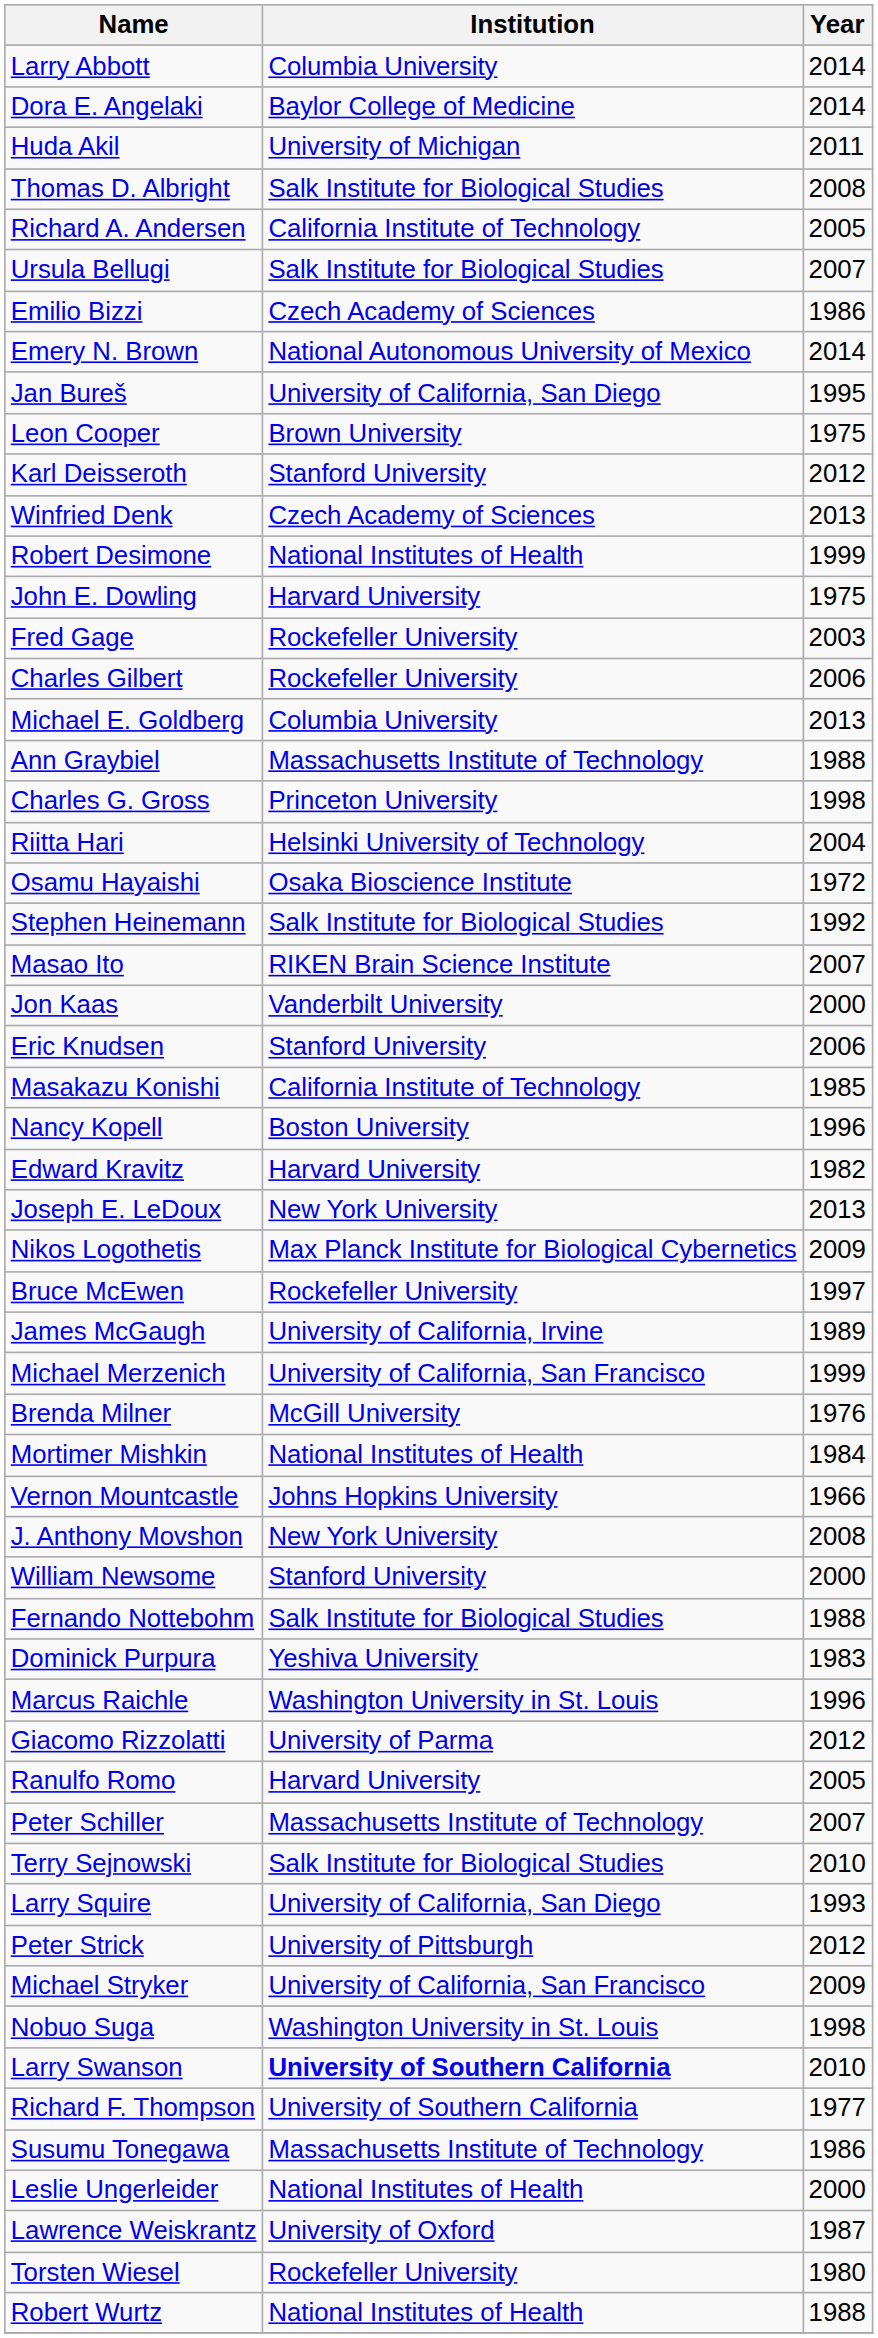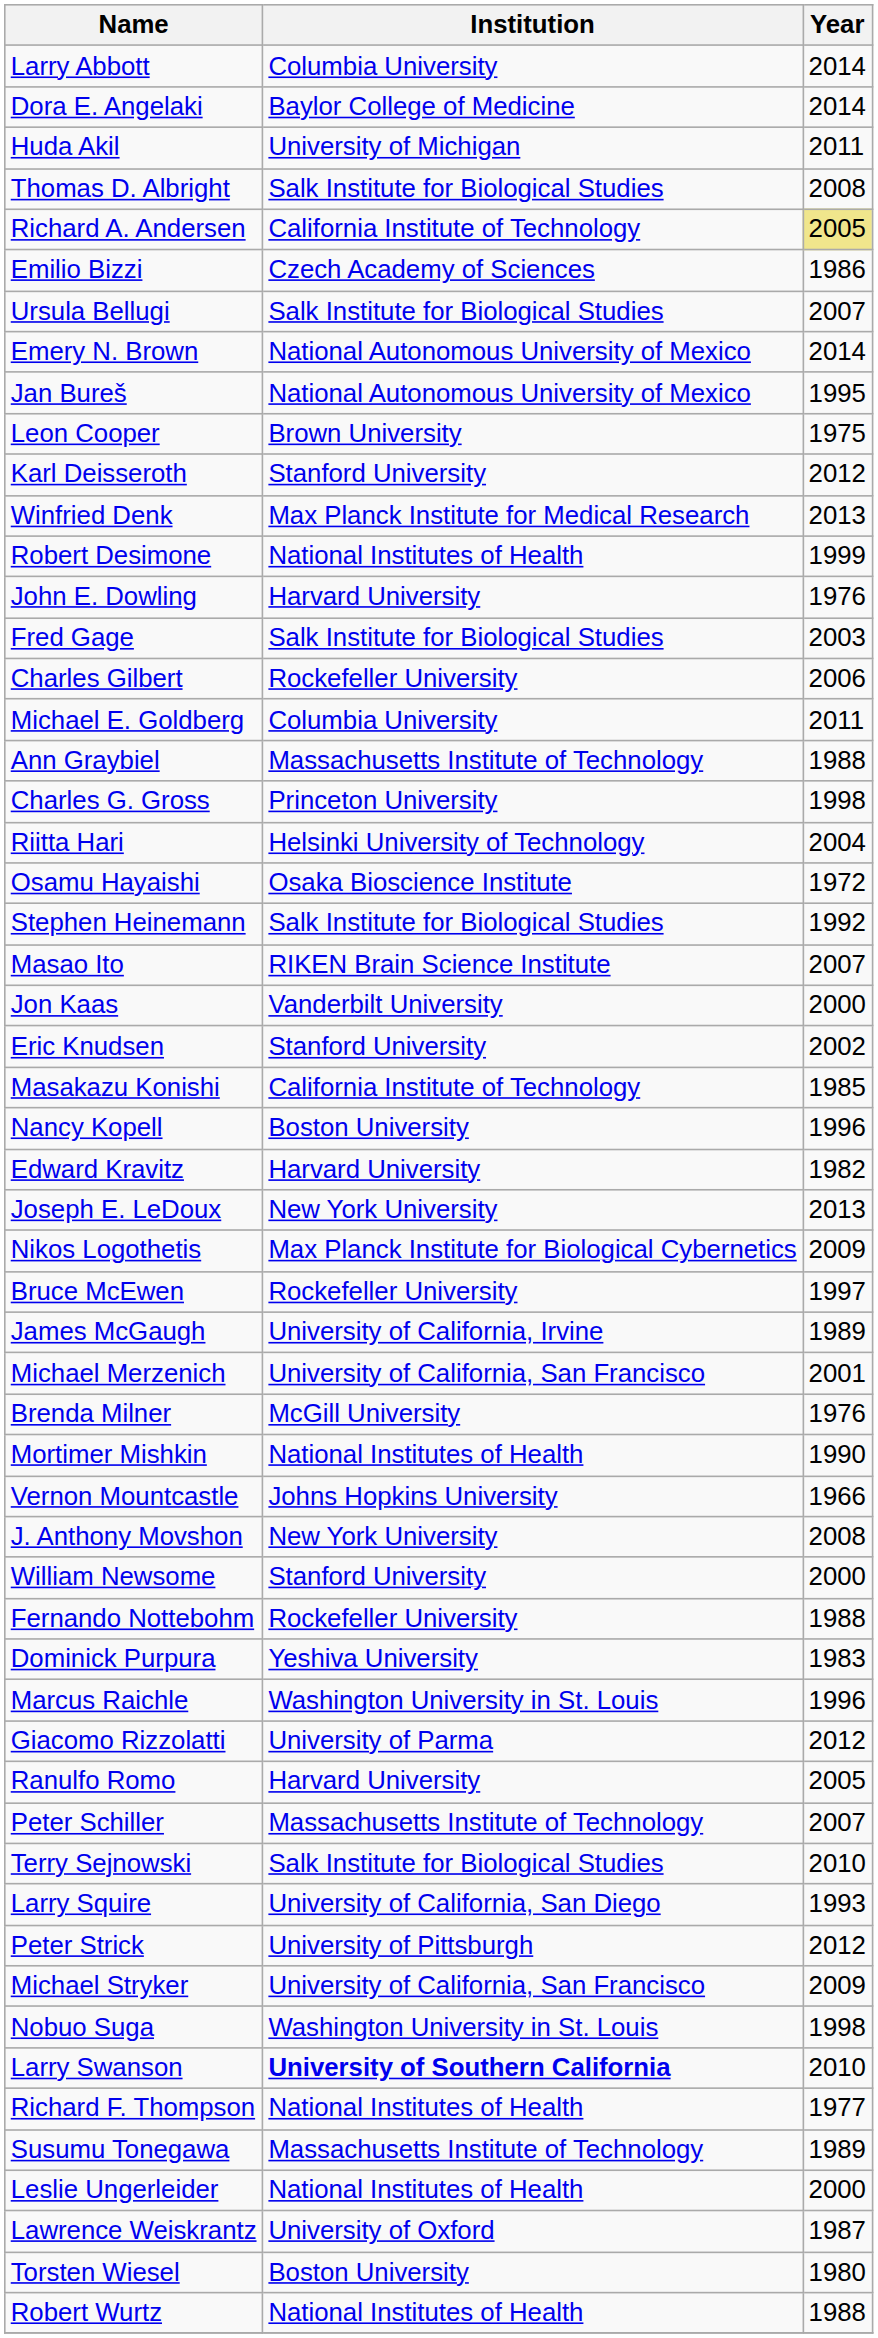(837, 229) no background -> (837, 229) khaki background
rows swapped: (90, 270) <-> (77, 310)
(465, 392) University of California, San Diego -> (510, 392) National Autonomous University of Mexico
(432, 515) Czech Academy of Sciences -> (509, 515) Max Planck Institute for Medical Research
(837, 596) 1975 -> (837, 596) 1976
(393, 637) Rockefeller University -> (466, 637) Salk Institute for Biological Studies
(837, 719) 2013 -> (836, 719) 2011
(837, 1046) 2006 -> (837, 1046) 2002
(837, 1373) 1999 -> (837, 1373) 2001
(837, 1454) 1984 -> (837, 1454) 1990
(466, 1618) Salk Institute for Biological Studies -> (393, 1618) Rockefeller University
(453, 2108) University of Southern California -> (426, 2108) National Institutes of Health
(837, 2149) 1986 -> (837, 2149) 1989
(393, 2271) Rockefeller University -> (369, 2271) Boston University
